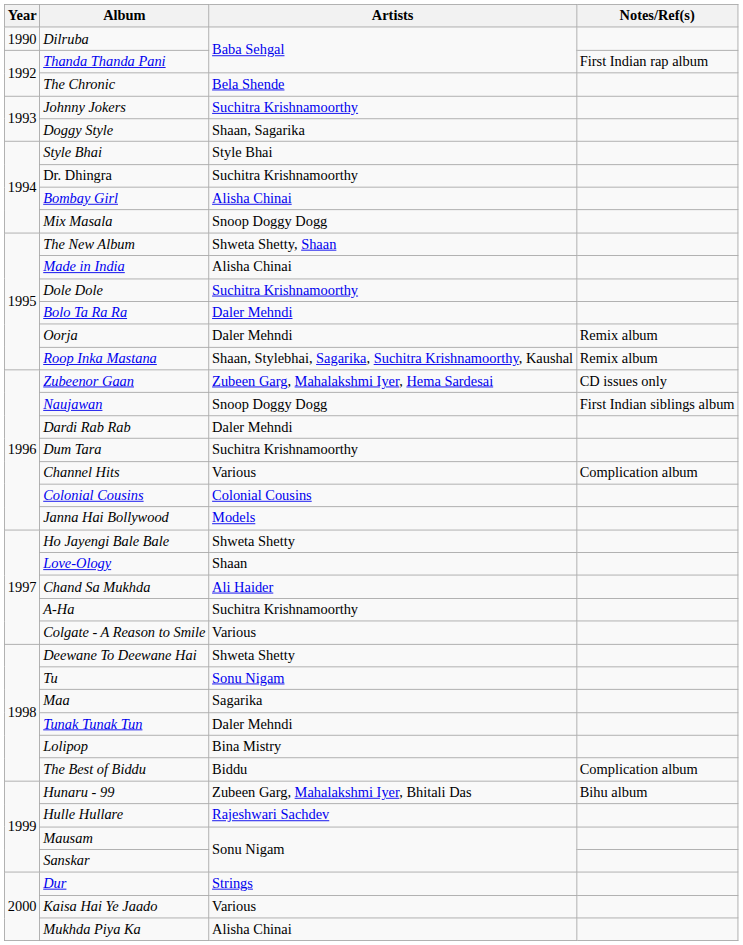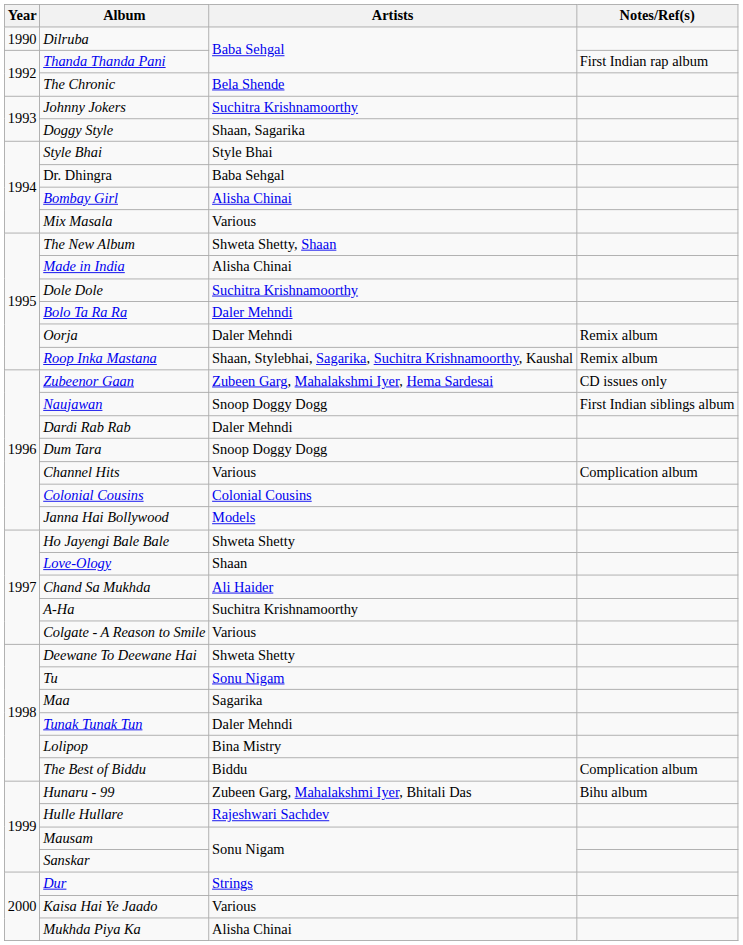(285, 175) Suchitra Krishnamoorthy -> (248, 175) Baba Sehgal
(270, 221) Snoop Doggy Dogg -> (234, 221) Various
(285, 449) Suchitra Krishnamoorthy -> (270, 449) Snoop Doggy Dogg
